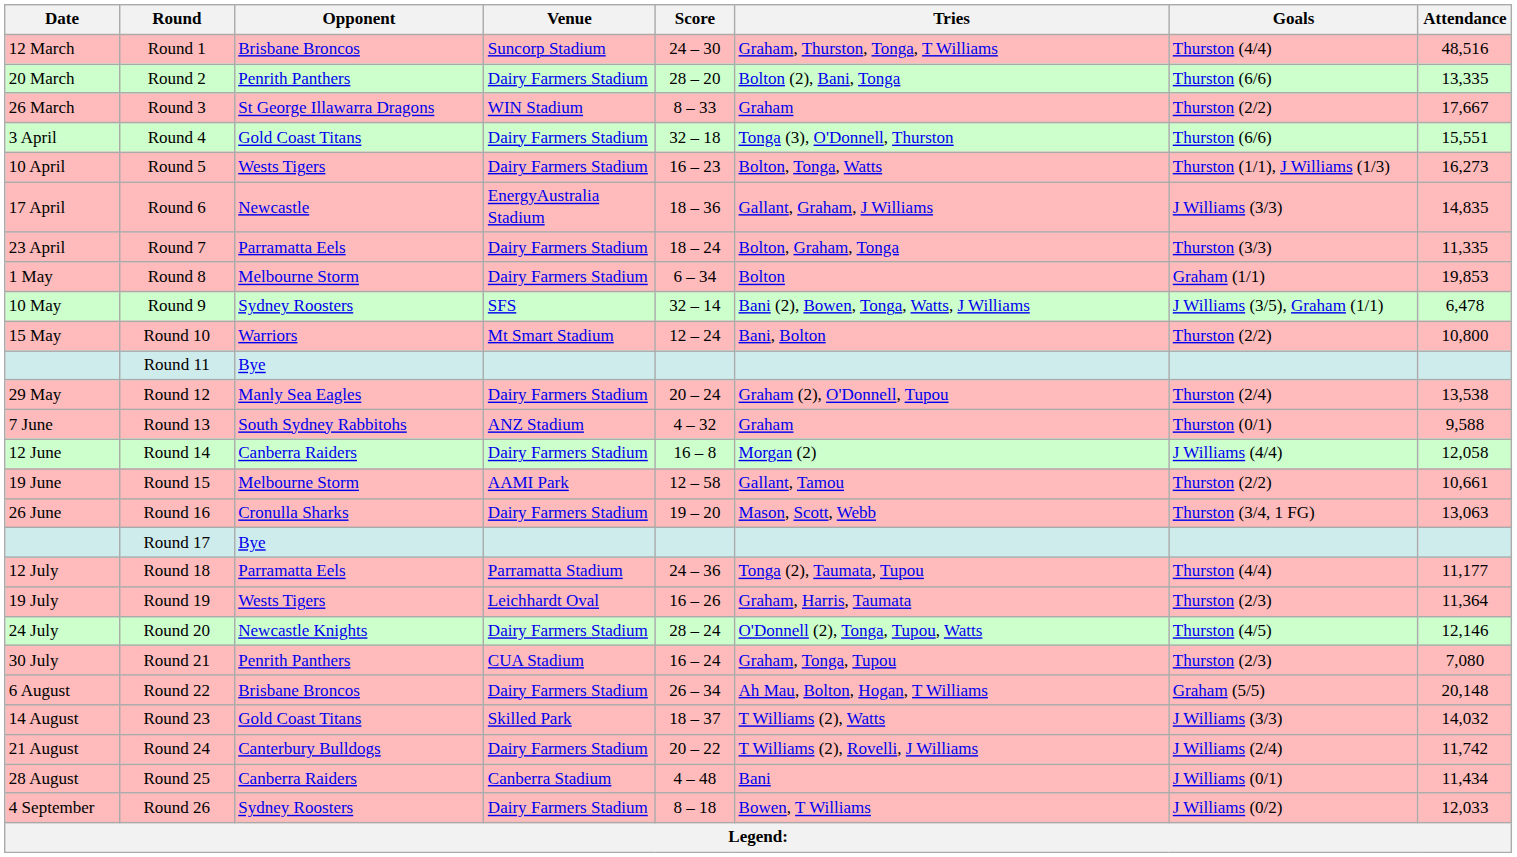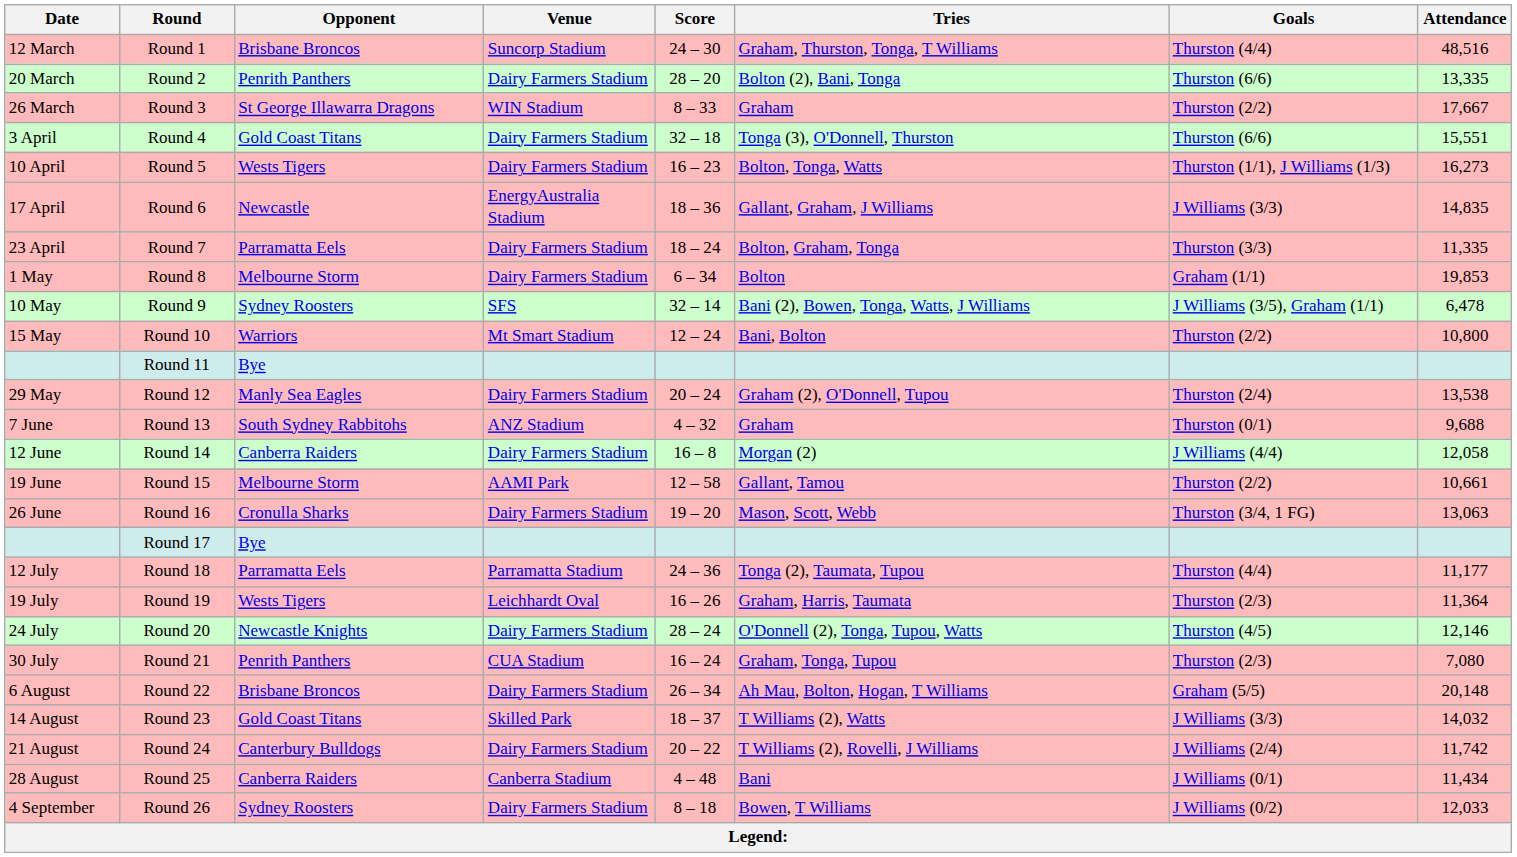(1465, 424) 9,588 -> (1465, 424) 9,688
